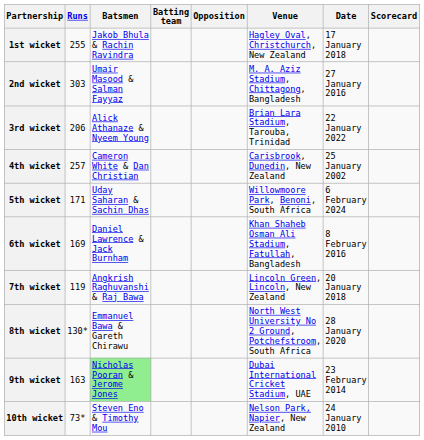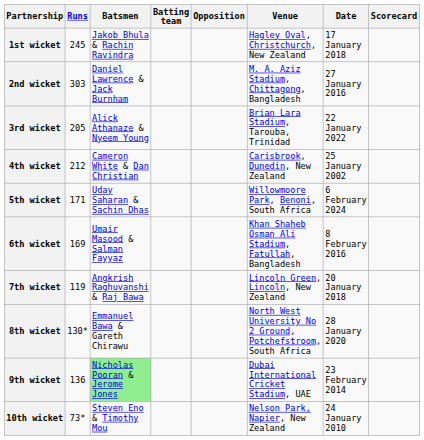(78, 45) 255 -> (78, 45) 245
(113, 84) Umair Masood & Salman Fayyaz -> (118, 84) Daniel Lawrence & Jack Burnham
(78, 128) 206 -> (78, 128) 205
(78, 166) 257 -> (78, 166) 212
(118, 244) Daniel Lawrence & Jack Burnham -> (113, 244) Umair Masood & Salman Fayyaz
(78, 380) 163 -> (78, 380) 136
